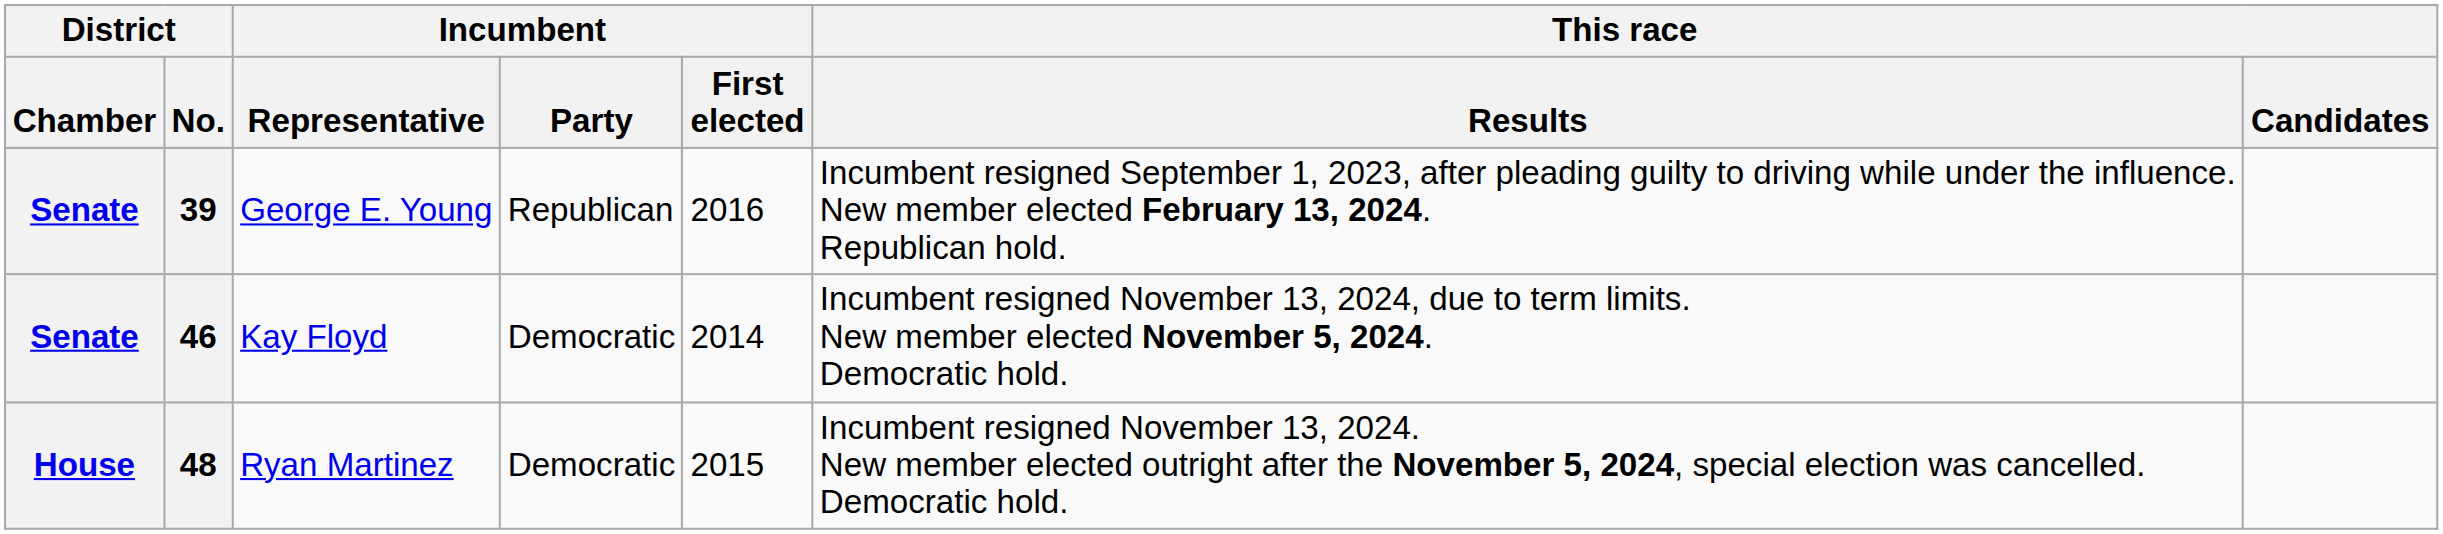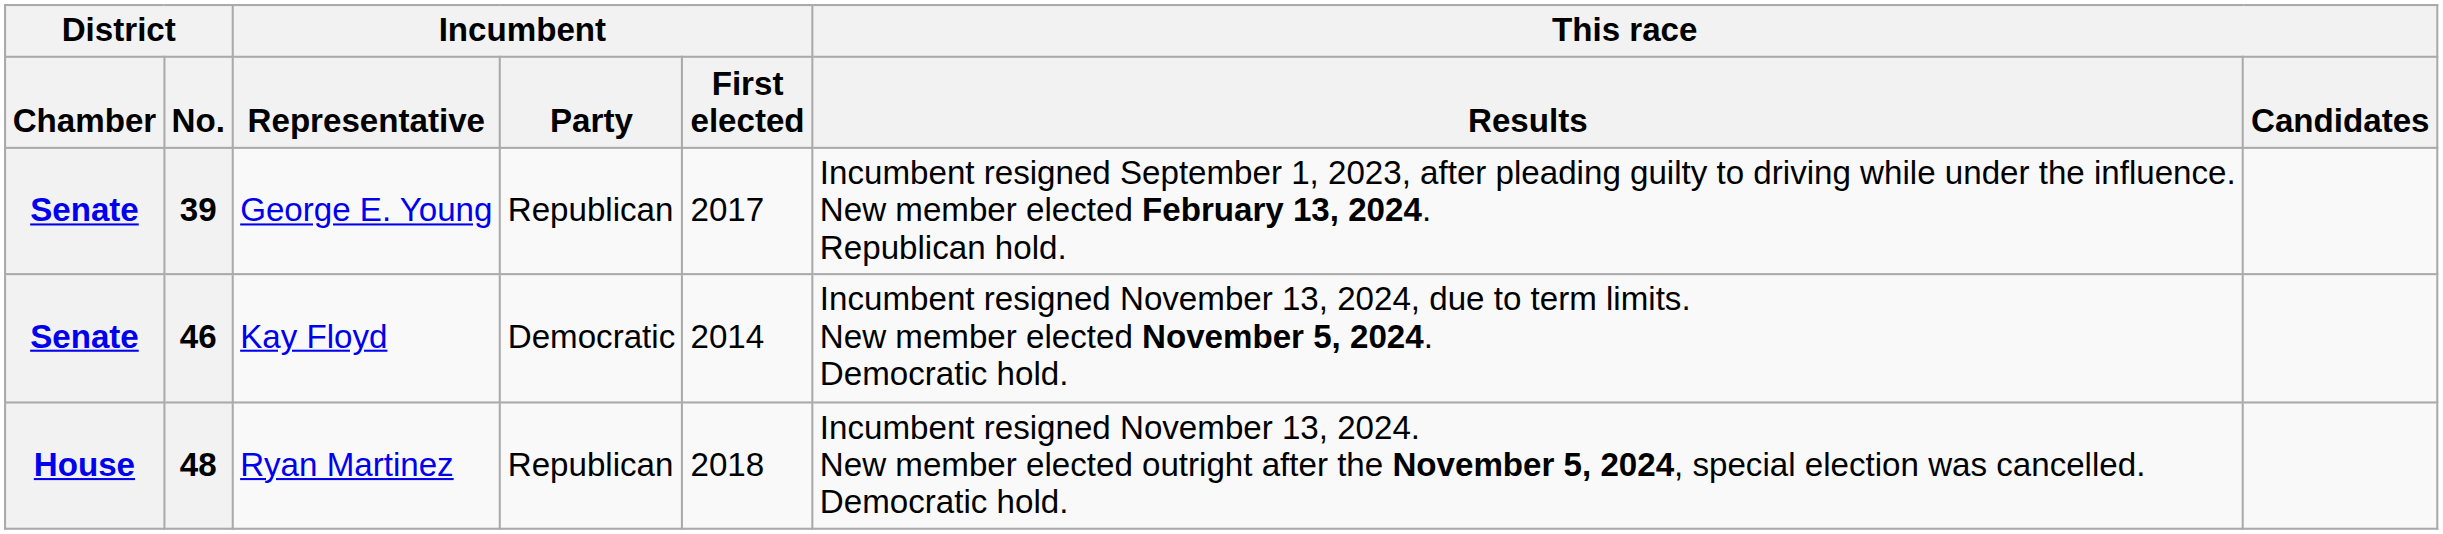(727, 210) 2016 -> (727, 210) 2017
(591, 464) Democratic -> (591, 464) Republican
(727, 464) 2015 -> (727, 464) 2018
